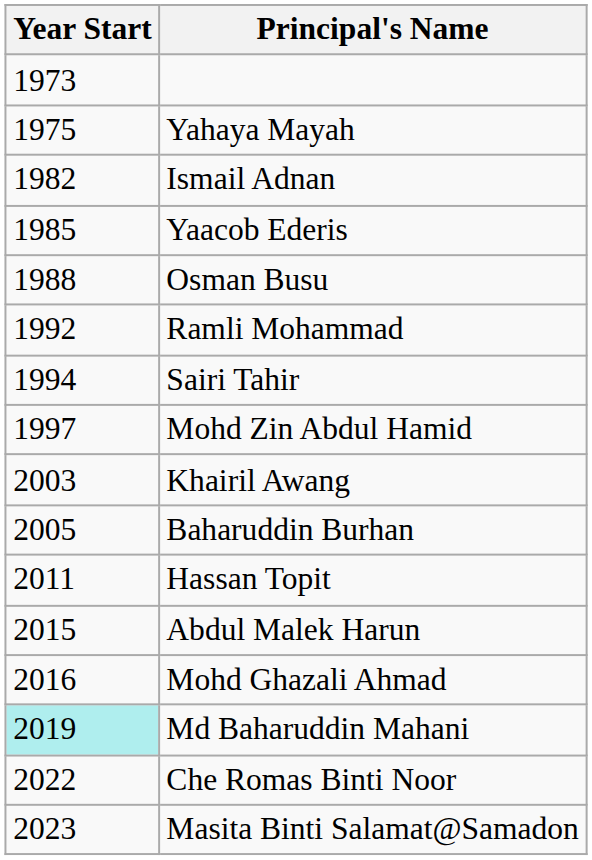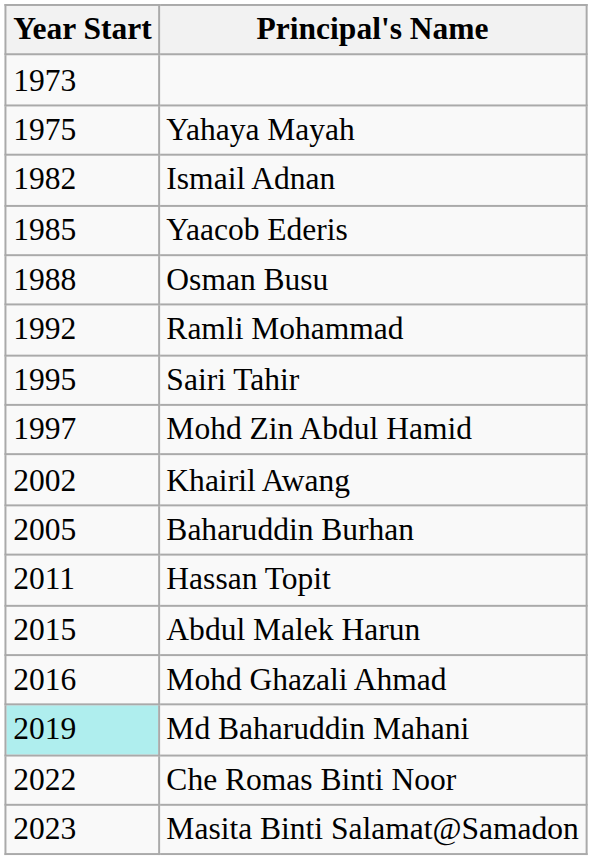(45, 379) 1994 -> (45, 379) 1995
(45, 479) 2003 -> (45, 479) 2002
